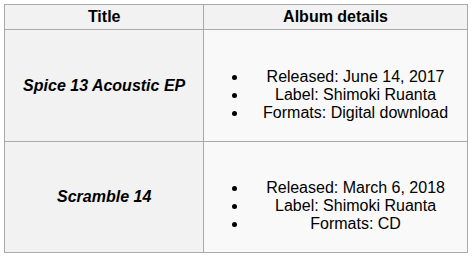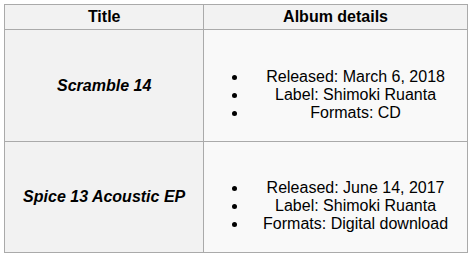rows swapped: (104, 85) <-> (104, 196)
